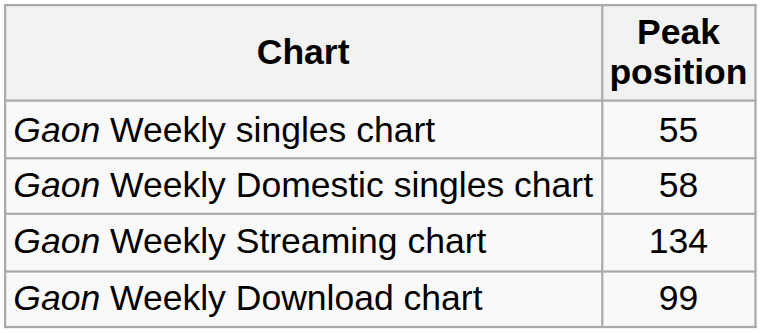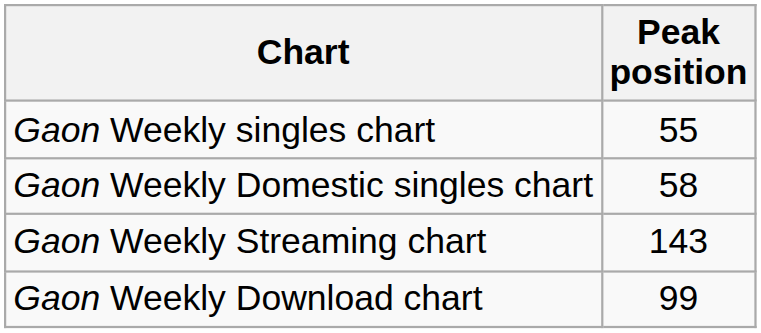(678, 241) 134 -> (678, 241) 143
